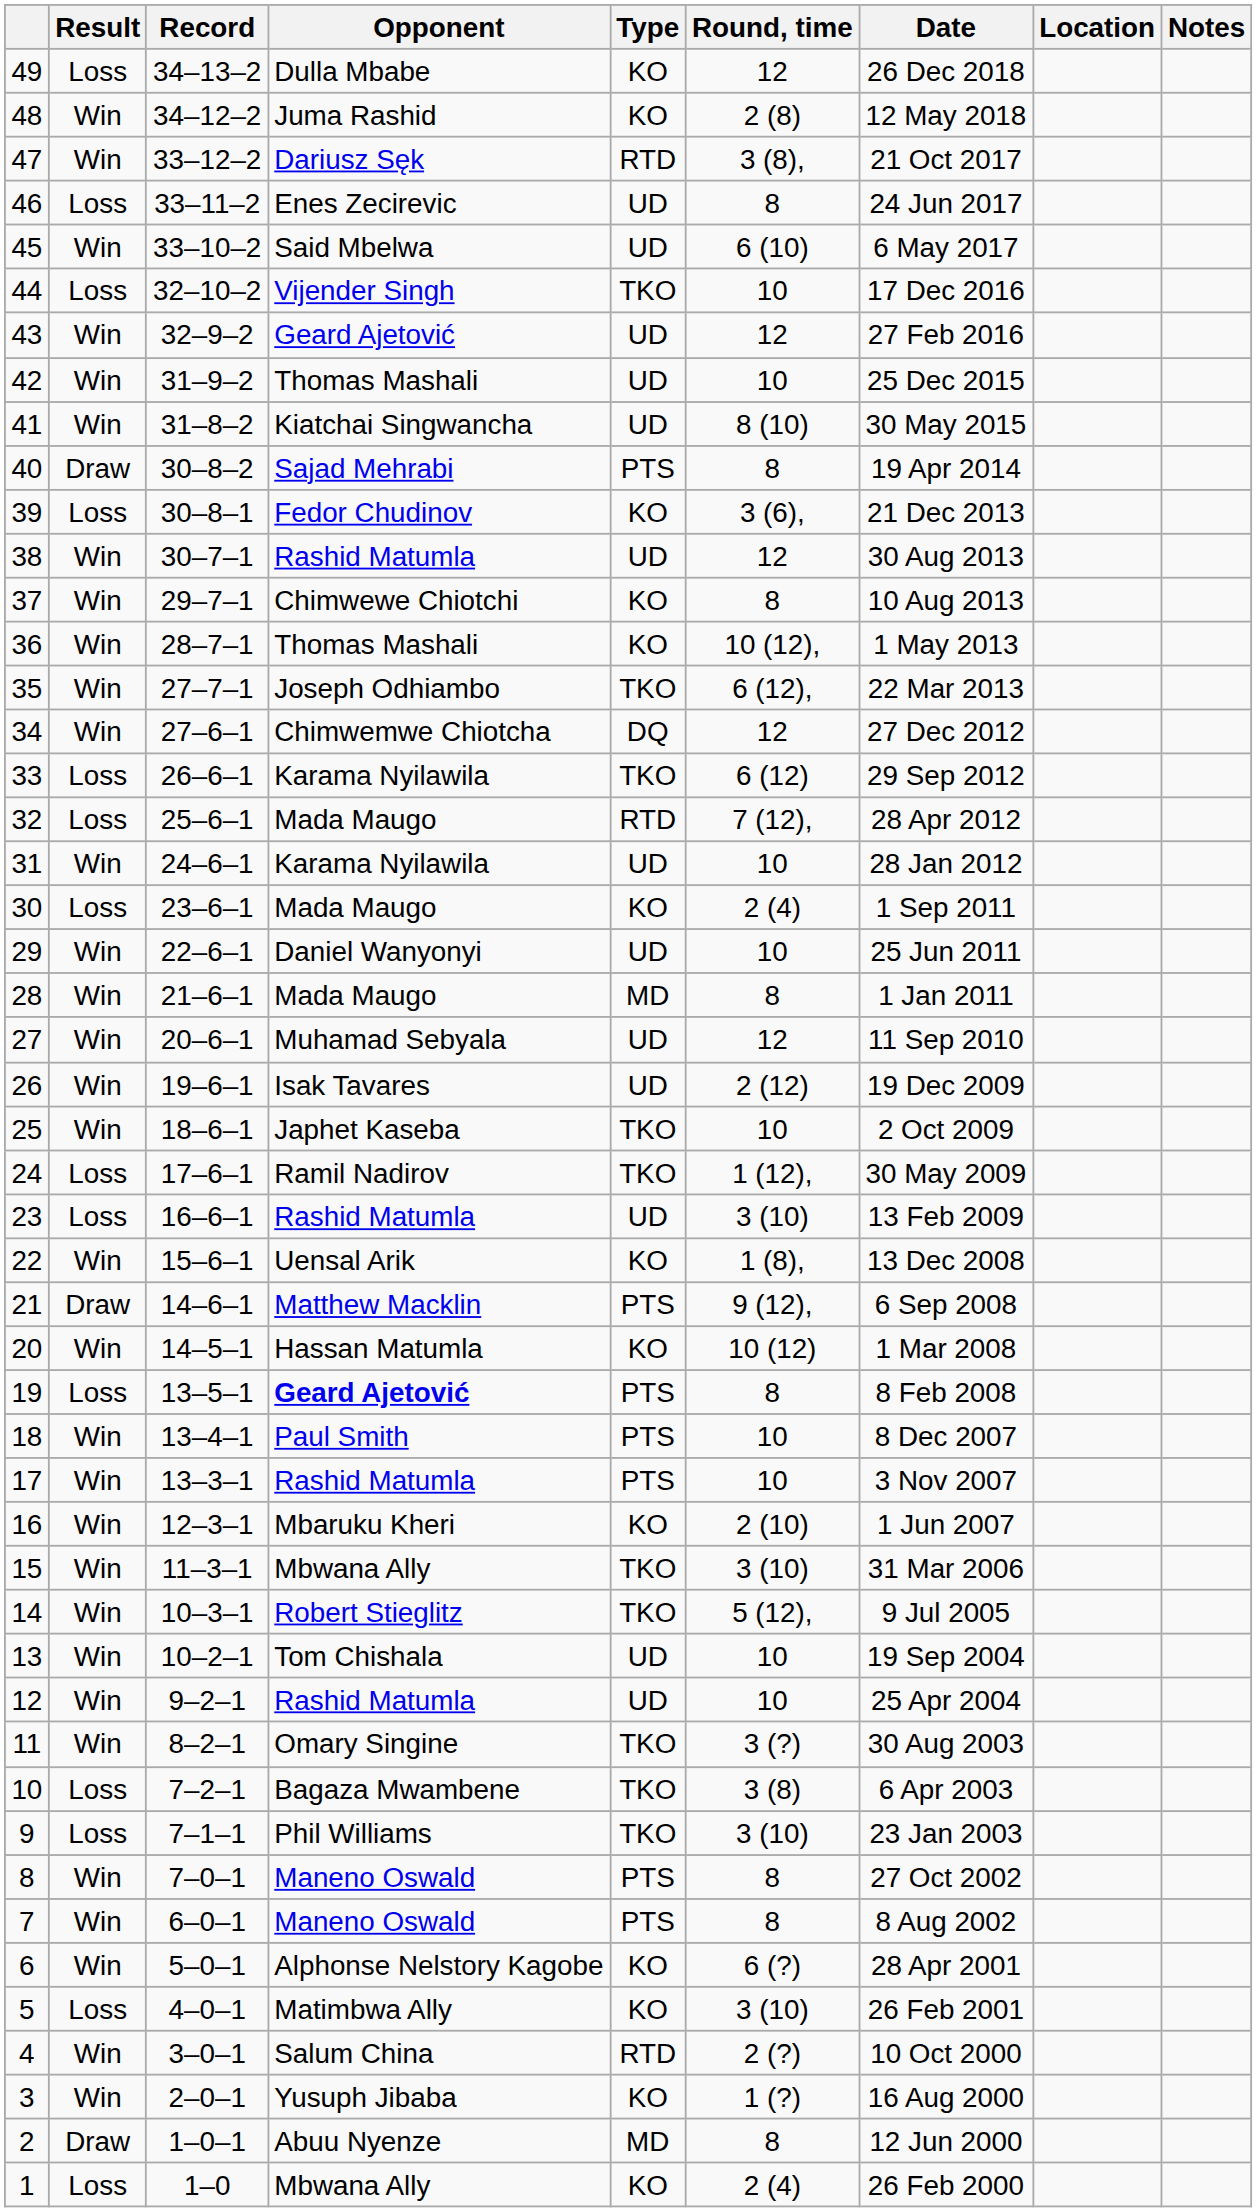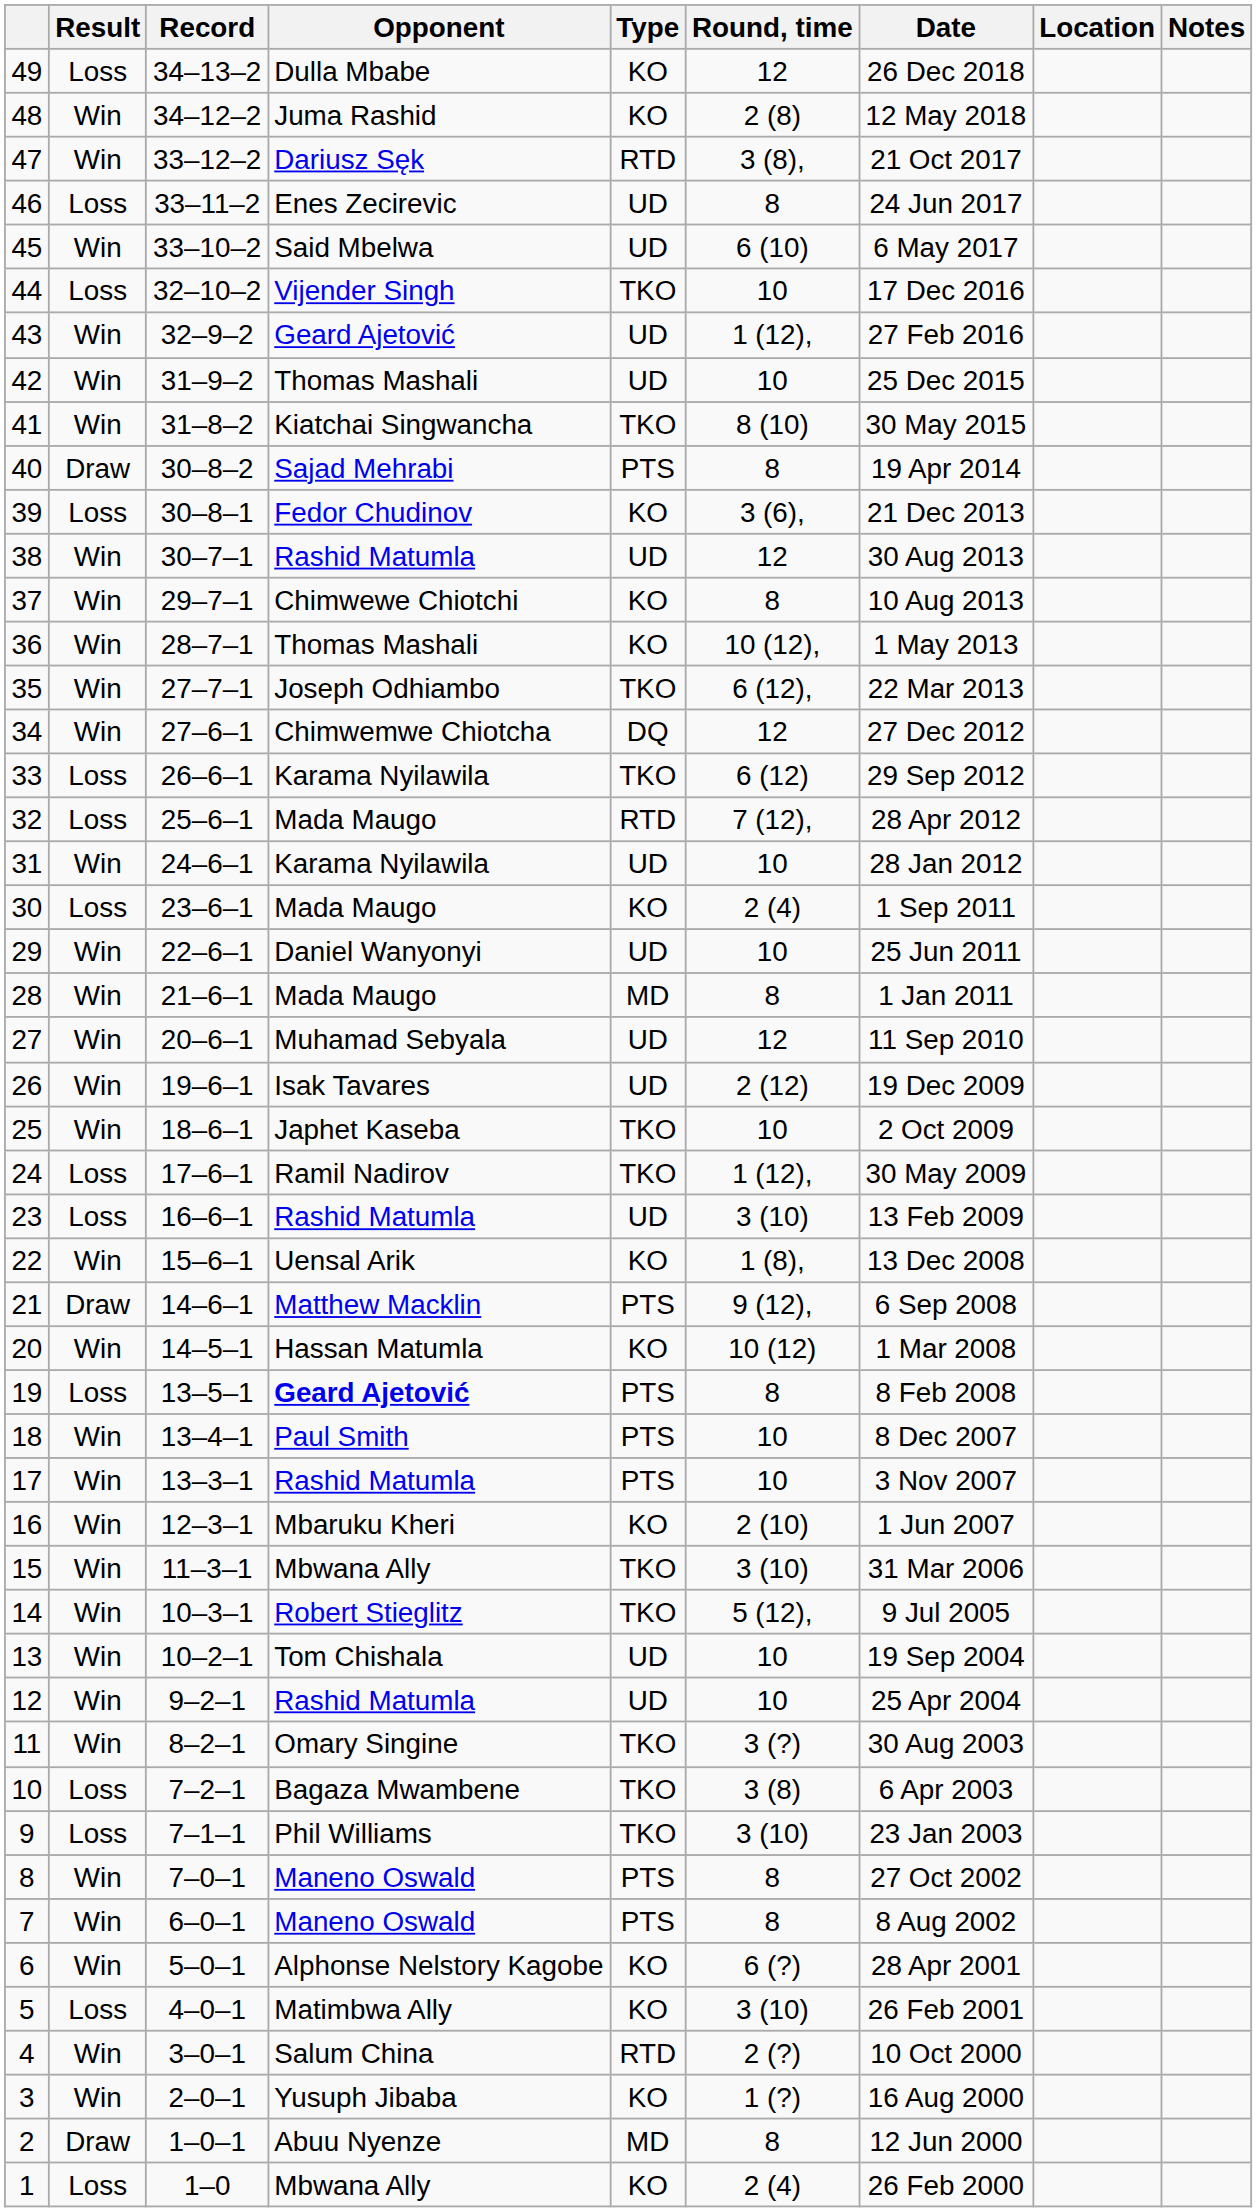(772, 335) 12 -> (772, 335) 1 (12),
(648, 423) UD -> (648, 423) TKO
